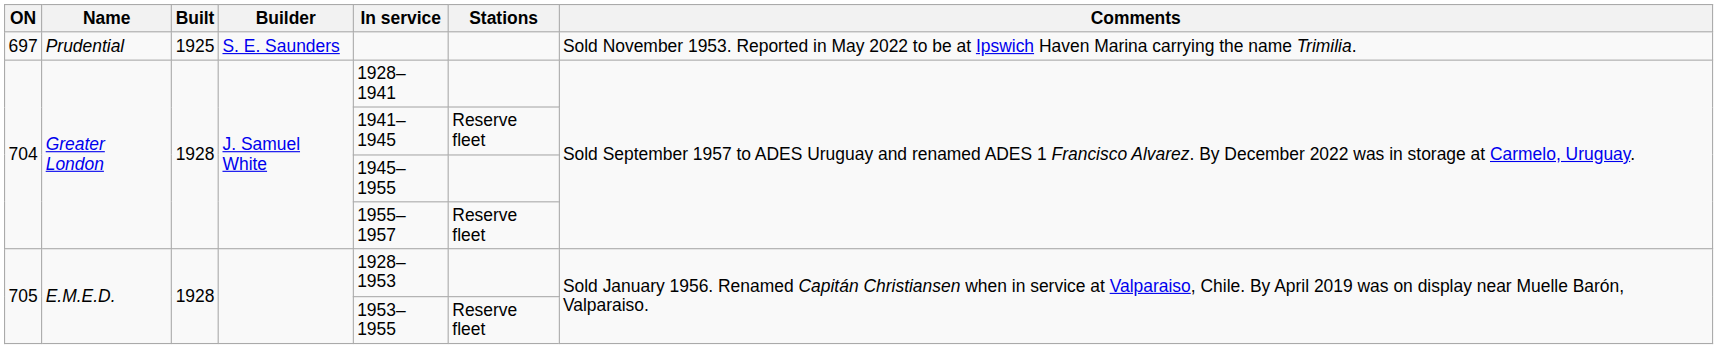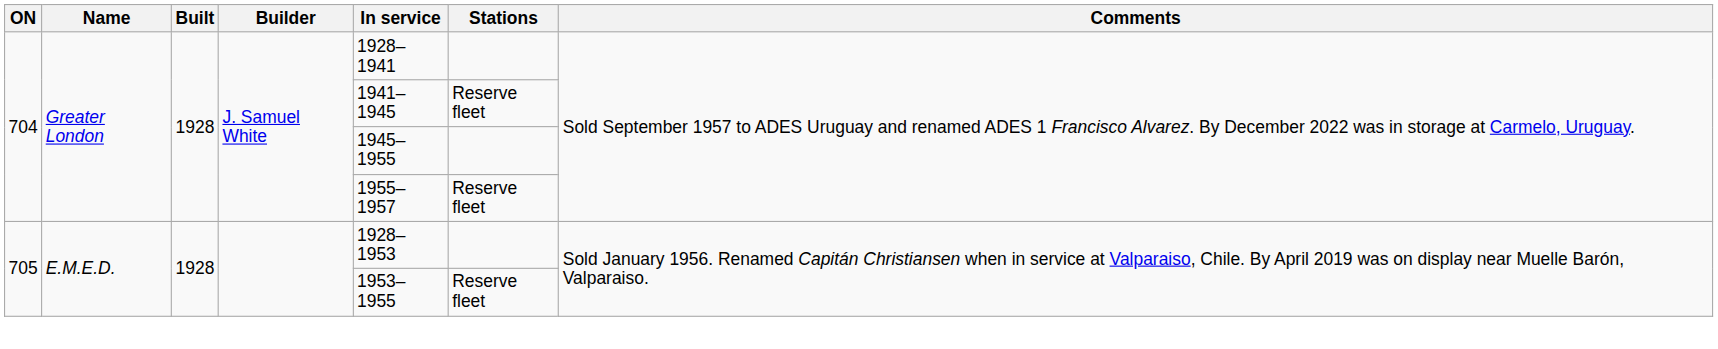- row: (23, 45)
